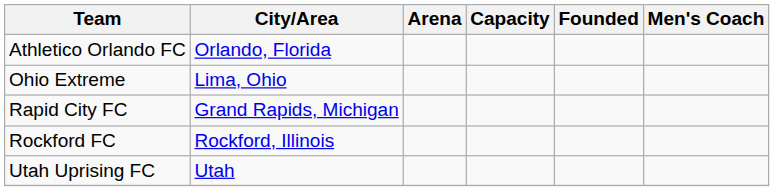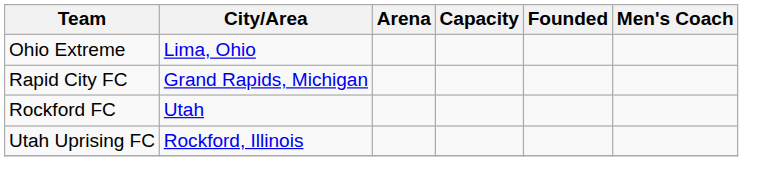- row: (97, 49)
(264, 140) Rockford, Illinois -> (184, 110) Utah
(215, 170) Utah -> (234, 140) Rockford, Illinois
